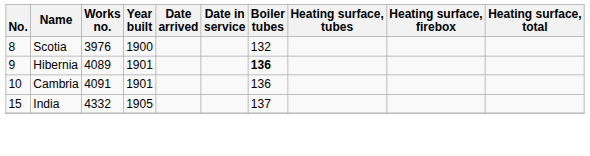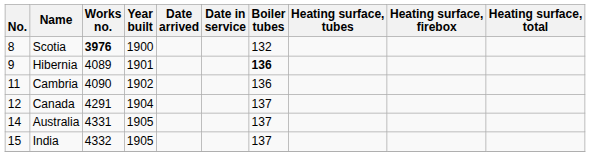(98, 46) normal -> (98, 46) bold
(15, 84) 10 -> (14, 84) 11
(98, 84) 4091 -> (98, 84) 4090
(140, 84) 1901 -> (140, 84) 1902
+ row: (54, 103)
+ row: (56, 122)
